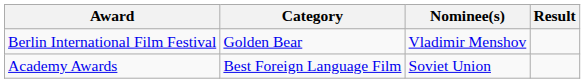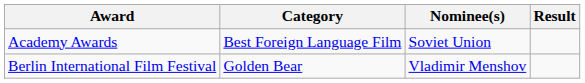rows swapped: (63, 66) <-> (112, 41)
